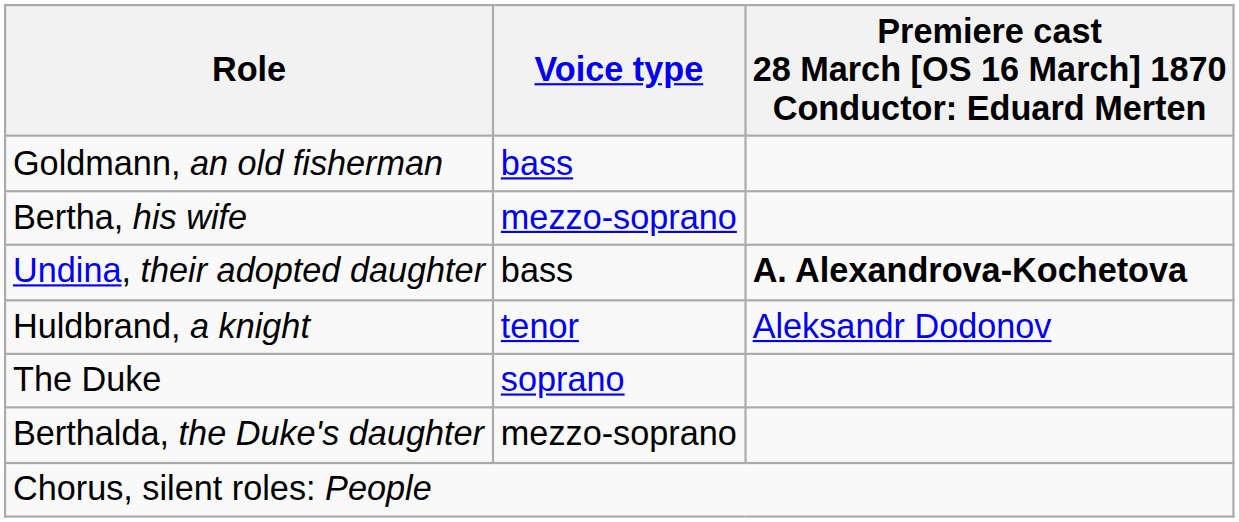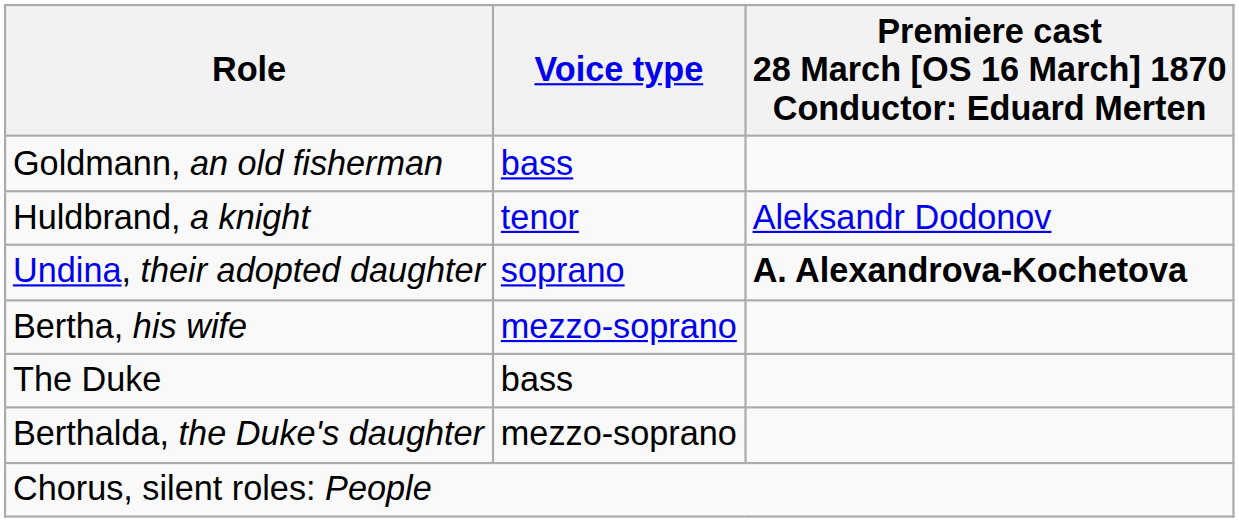rows swapped: (130, 217) <-> (161, 325)
(537, 271) bass -> (563, 271) soprano
(563, 380) soprano -> (537, 380) bass
